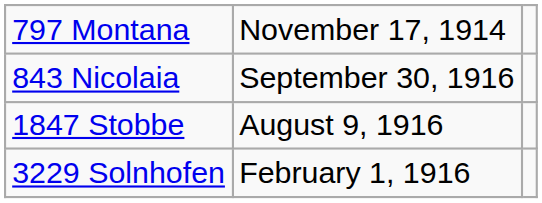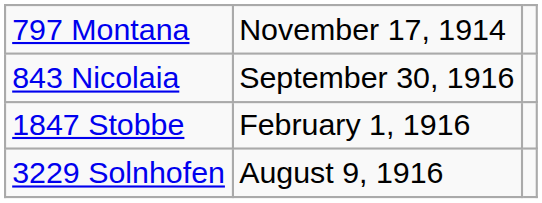(341, 125) August 9, 1916 -> (355, 125) February 1, 1916
(355, 173) February 1, 1916 -> (341, 173) August 9, 1916
